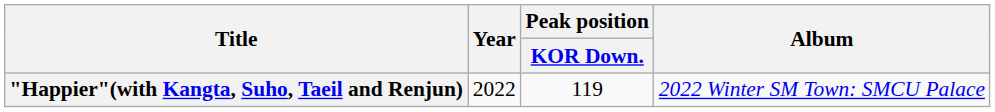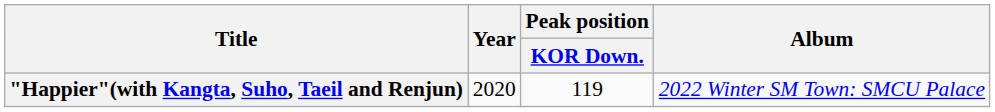(494, 89) 2022 -> (494, 89) 2020
